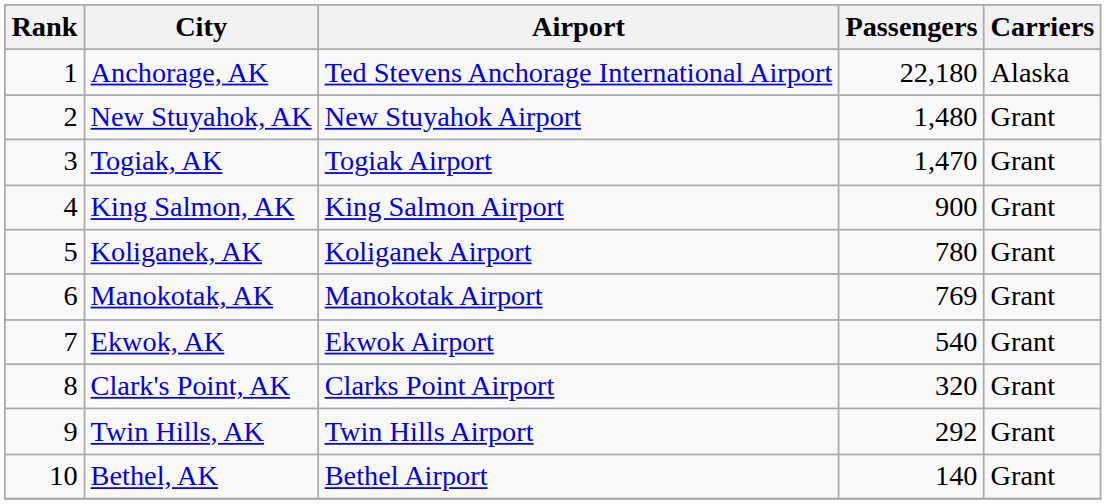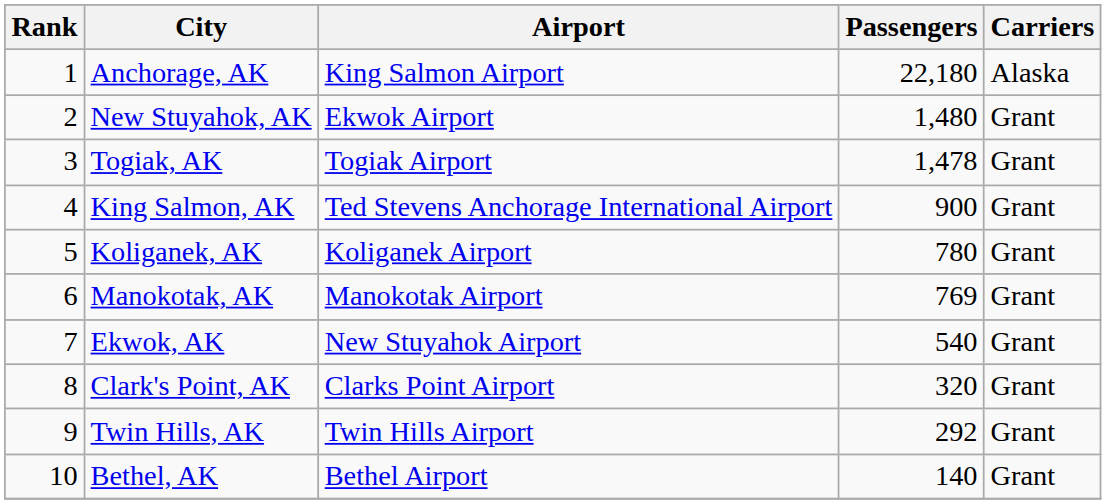(579, 71) Ted Stevens Anchorage International Airport -> (444, 71) King Salmon Airport
(453, 116) New Stuyahok Airport -> (409, 116) Ekwok Airport
(946, 161) 1,470 -> (946, 161) 1,478
(444, 206) King Salmon Airport -> (579, 206) Ted Stevens Anchorage International Airport
(409, 341) Ekwok Airport -> (453, 341) New Stuyahok Airport
